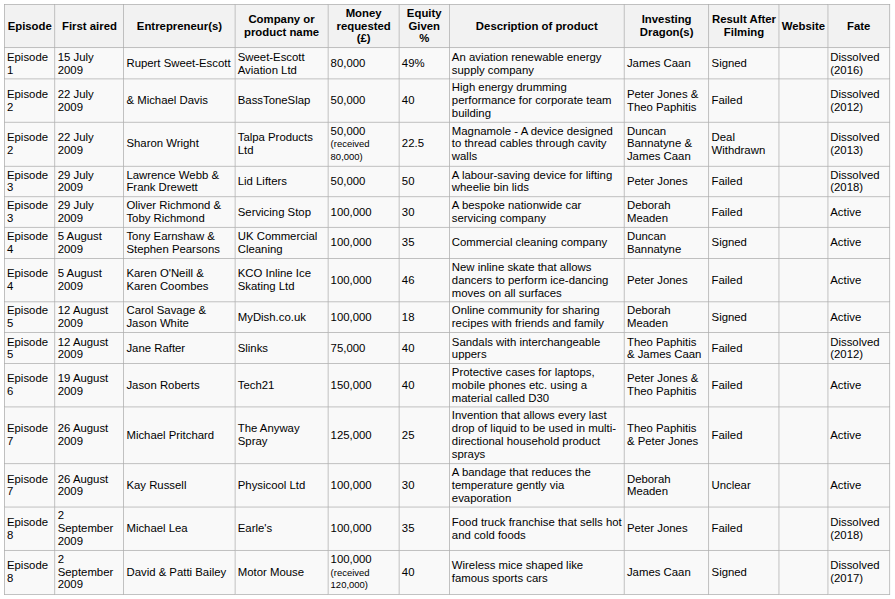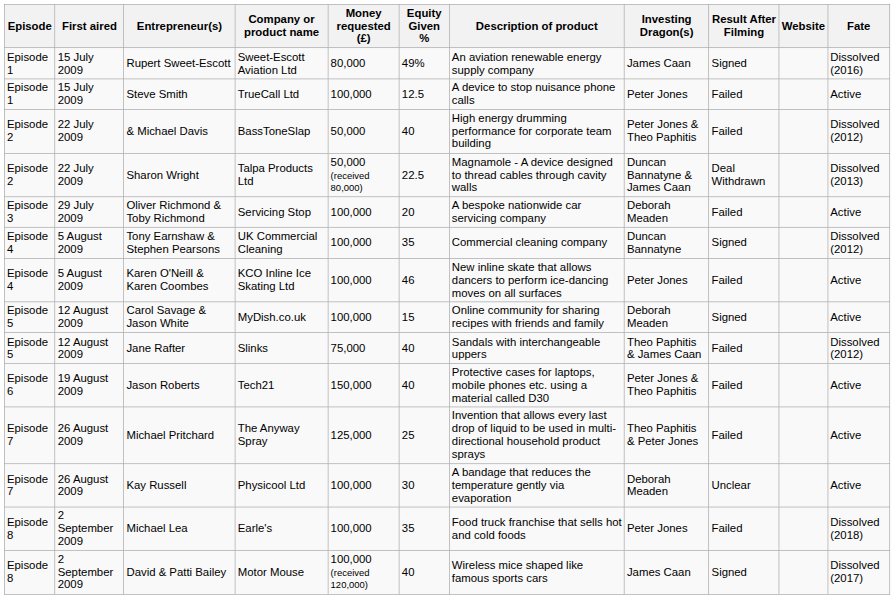+ row: (157, 94)
- row: (173, 181)
(408, 212) 30 -> (408, 212) 20
(846, 243) Active -> (855, 243) Dissolved (2012)
(408, 317) 18 -> (408, 317) 15
